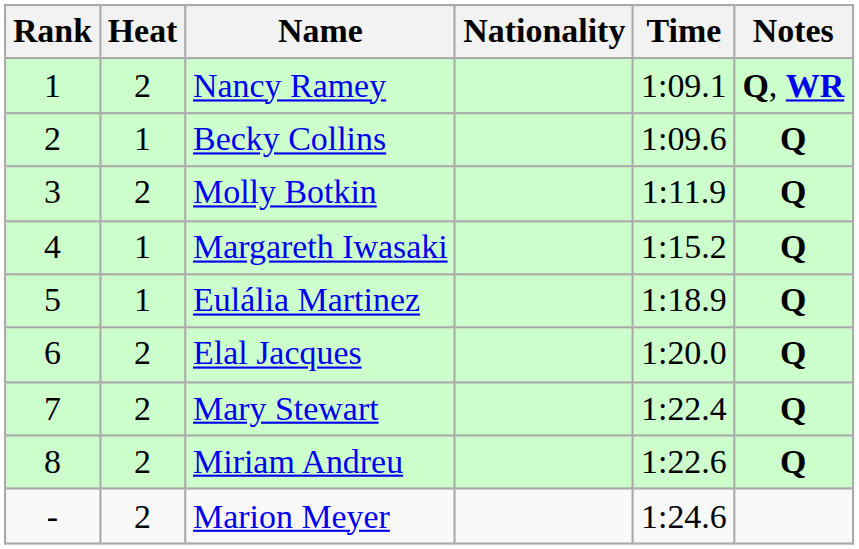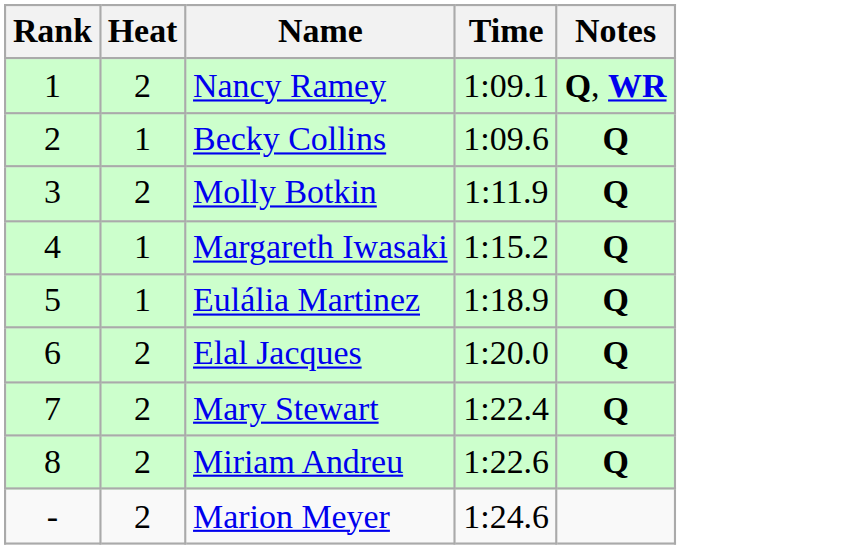- column: (544, 31)
